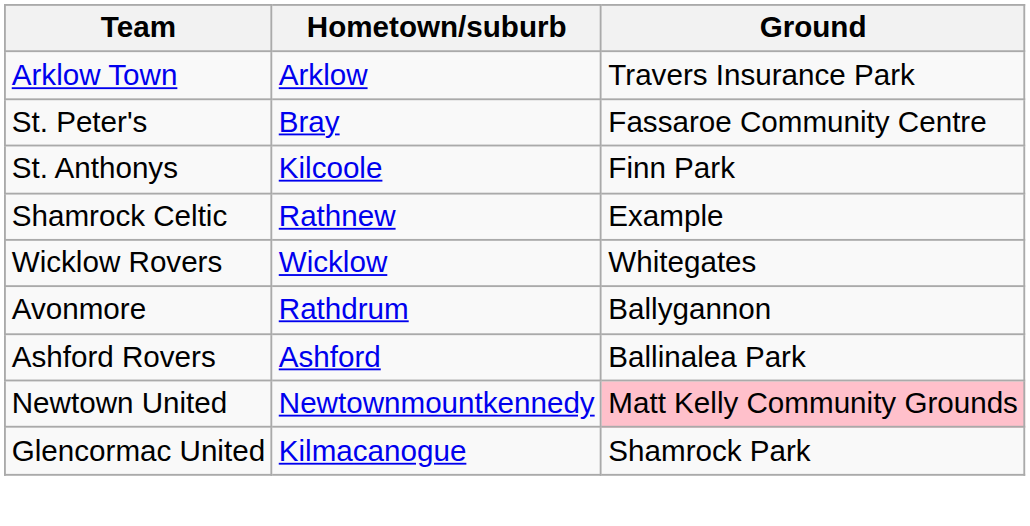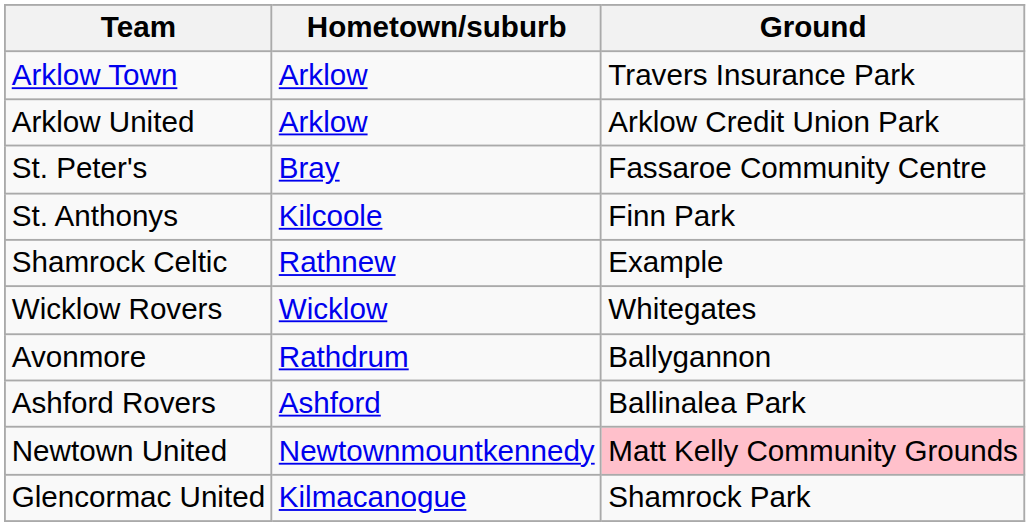+ row: (103, 121)
